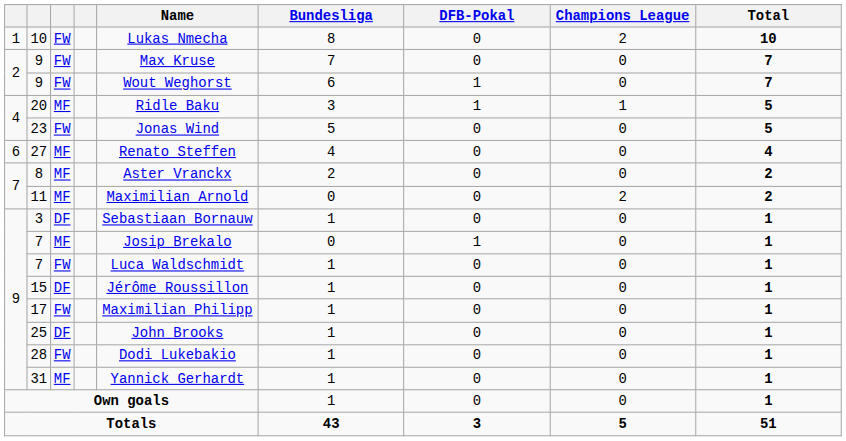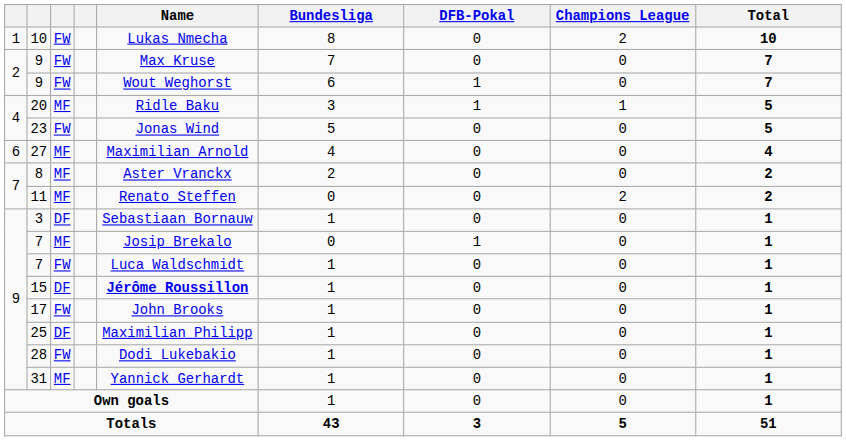(177, 152) Renato Steffen -> (177, 152) Maximilian Arnold
(177, 197) Maximilian Arnold -> (177, 197) Renato Steffen
(177, 288) normal -> (177, 288) bold
(177, 311) Maximilian Philipp -> (177, 311) John Brooks
(177, 333) John Brooks -> (177, 333) Maximilian Philipp
